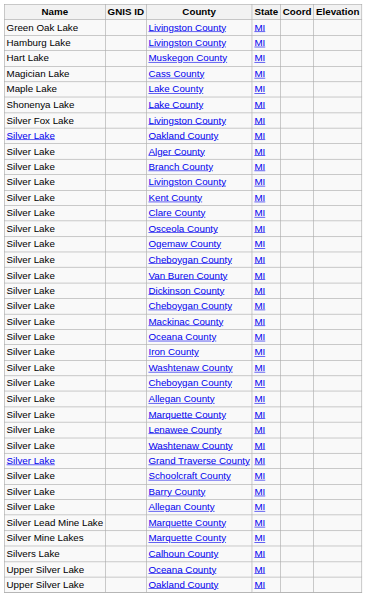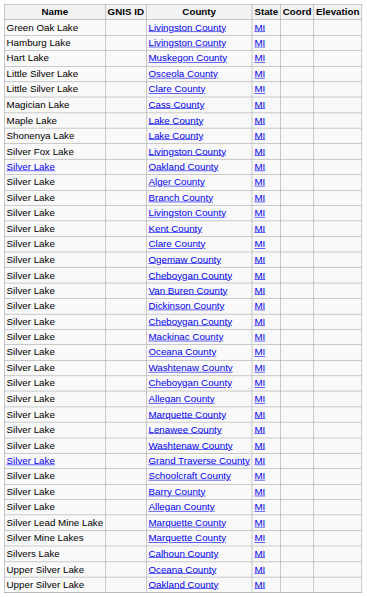+ row: (42, 74)
+ row: (42, 89)
- row: (31, 228)
- row: (31, 352)
